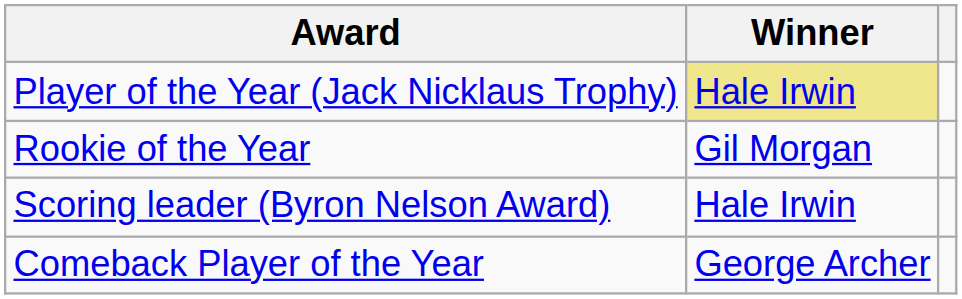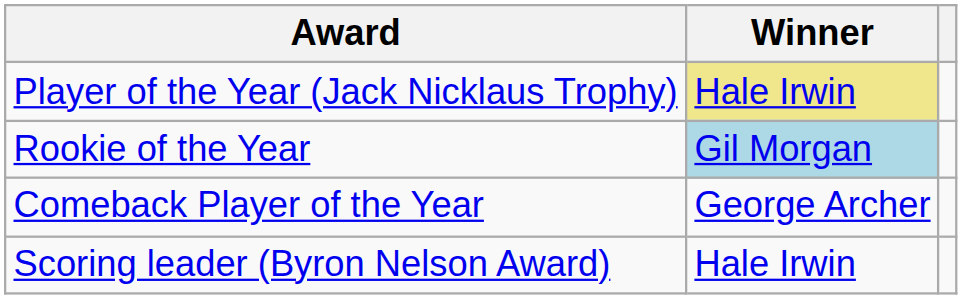(783, 148) no background -> (783, 148) lightblue background
rows swapped: (312, 206) <-> (249, 263)
